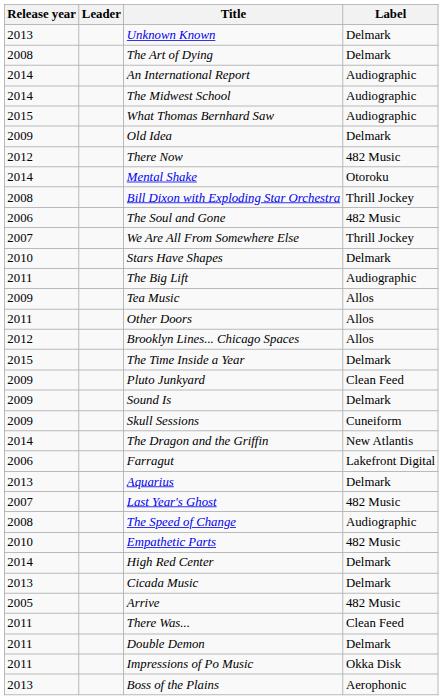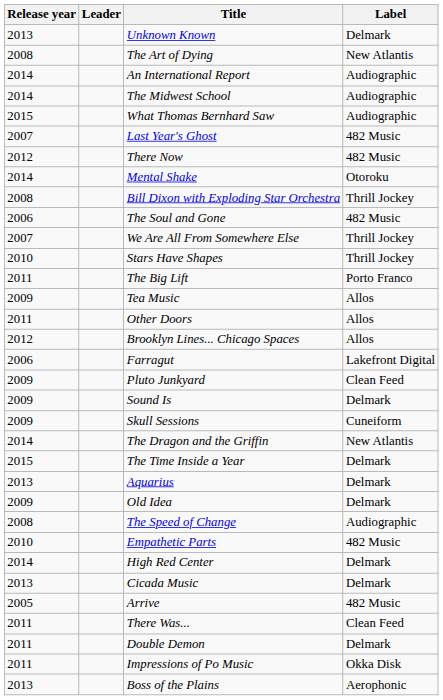(368, 55) Delmark -> (380, 55) New Atlantis
rows swapped: (149, 136) <-> (172, 501)
(368, 258) Delmark -> (380, 258) Thrill Jockey
(381, 278) Audiographic -> (379, 278) Porto Franco
rows swapped: (150, 461) <-> (186, 359)
